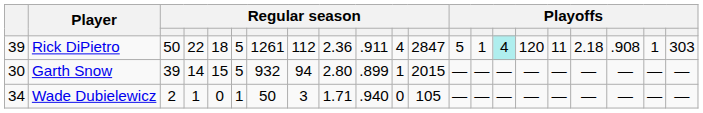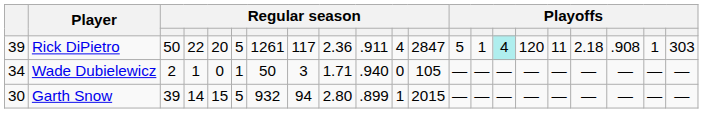(220, 47) 18 -> (220, 47) 20
(304, 47) 112 -> (304, 47) 117
rows swapped: (72, 71) <-> (94, 95)
